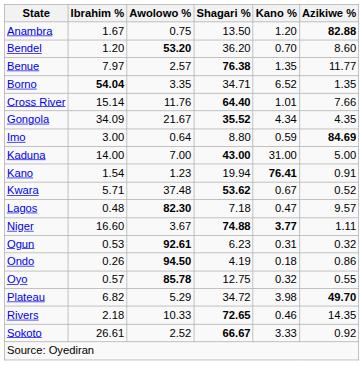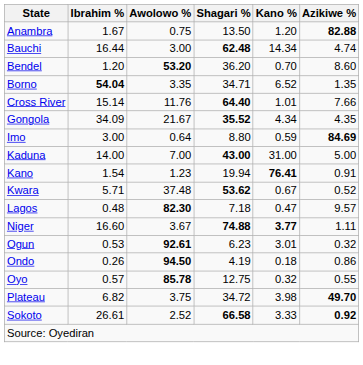+ row: (24, 48)
- row: (23, 66)
(286, 244) 0.31 -> (286, 244) 3.01
(180, 297) 5.29 -> (180, 297) 3.75
- row: (23, 315)
(237, 333) 66.67 -> (237, 315) 66.58
(345, 333) normal -> (345, 315) bold
